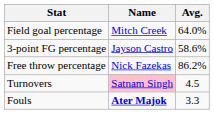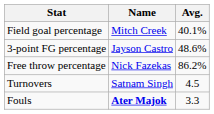(192, 30) 64.0% -> (192, 30) 40.1%
(192, 48) 58.6% -> (192, 48) 48.6%
(142, 83) pink background -> (142, 83) no background
